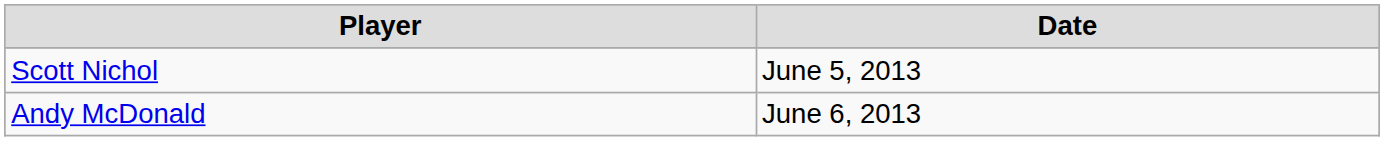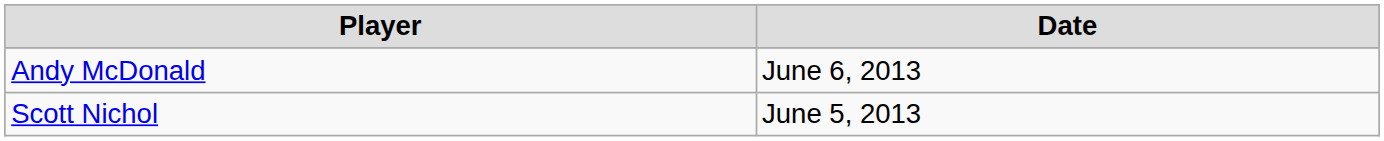rows swapped: (85, 69) <-> (108, 113)
